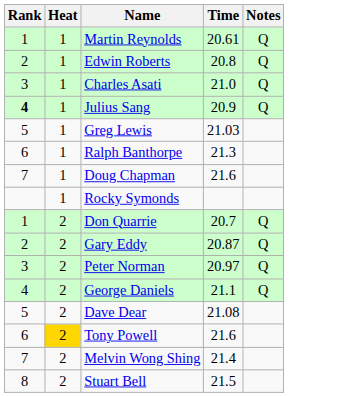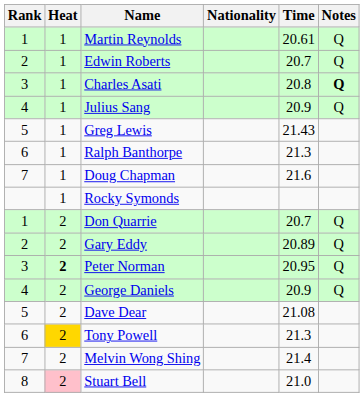+ column: (241, 15)
(223, 61) 20.8 -> (299, 61) 20.7
(223, 84) 21.0 -> (299, 84) 20.8
(263, 84) normal -> (339, 84) bold
(25, 107) bold -> (25, 107) normal
(223, 130) 21.03 -> (299, 130) 21.43
(223, 244) 20.87 -> (299, 244) 20.89
(63, 267) normal -> (63, 267) bold
(223, 267) 20.97 -> (299, 267) 20.95
(223, 289) 21.1 -> (299, 289) 20.9
(223, 335) 21.6 -> (299, 335) 21.3
(63, 381) no background -> (63, 381) pink background
(223, 381) 21.5 -> (299, 381) 21.0
